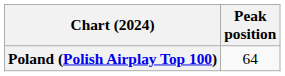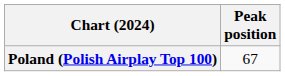(250, 58) 64 -> (250, 58) 67
